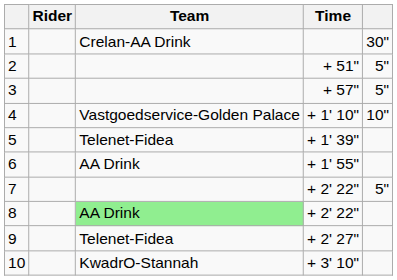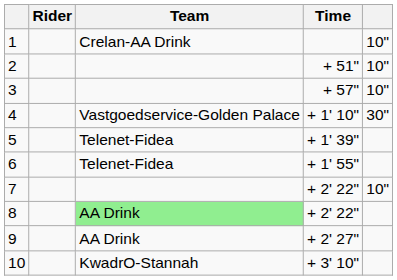(378, 41) 30" -> (378, 41) 10"
(382, 66) 5" -> (378, 66) 10"
(382, 90) 5" -> (378, 90) 10"
(378, 115) 10" -> (378, 115) 30"
(110, 164) AA Drink -> (126, 164) Telenet-Fidea
(382, 189) 5" -> (378, 189) 10"
(126, 238) Telenet-Fidea -> (110, 238) AA Drink
